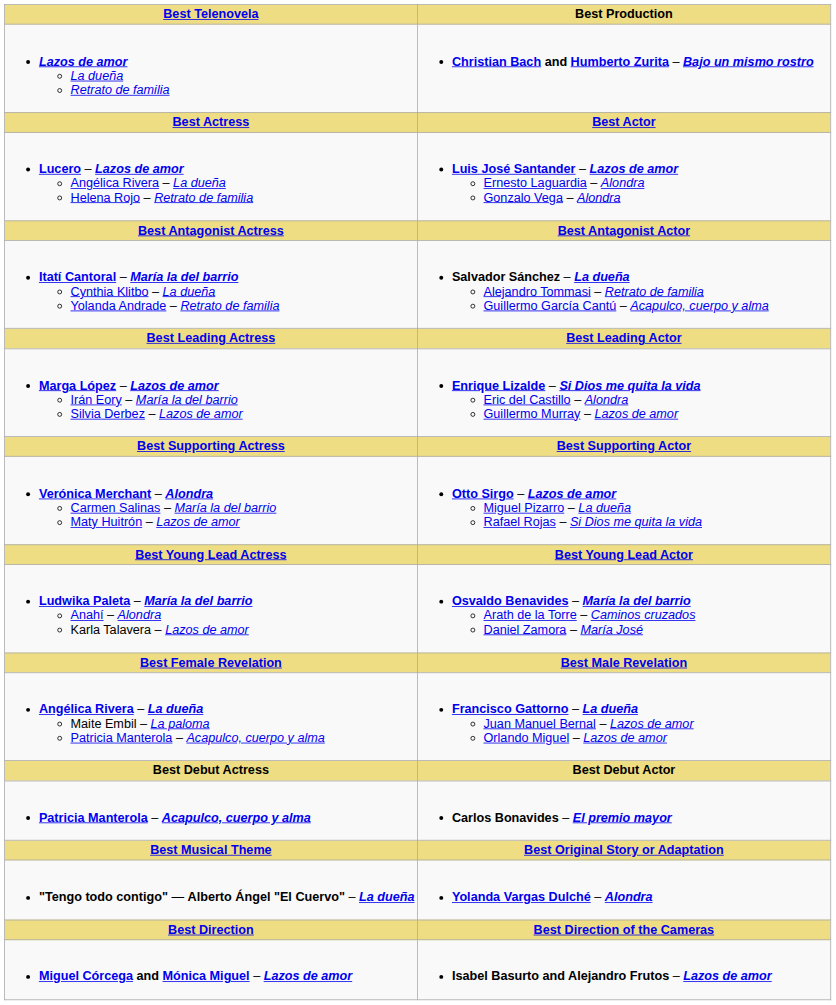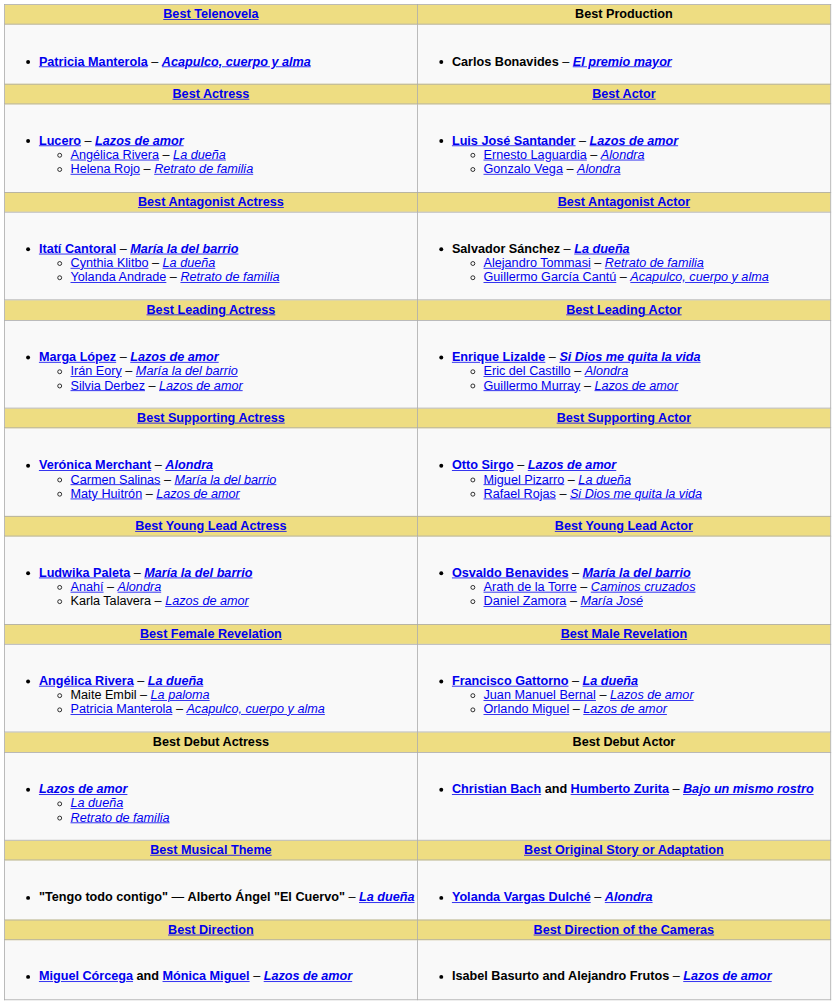rows swapped: (211, 76) <-> (211, 818)
